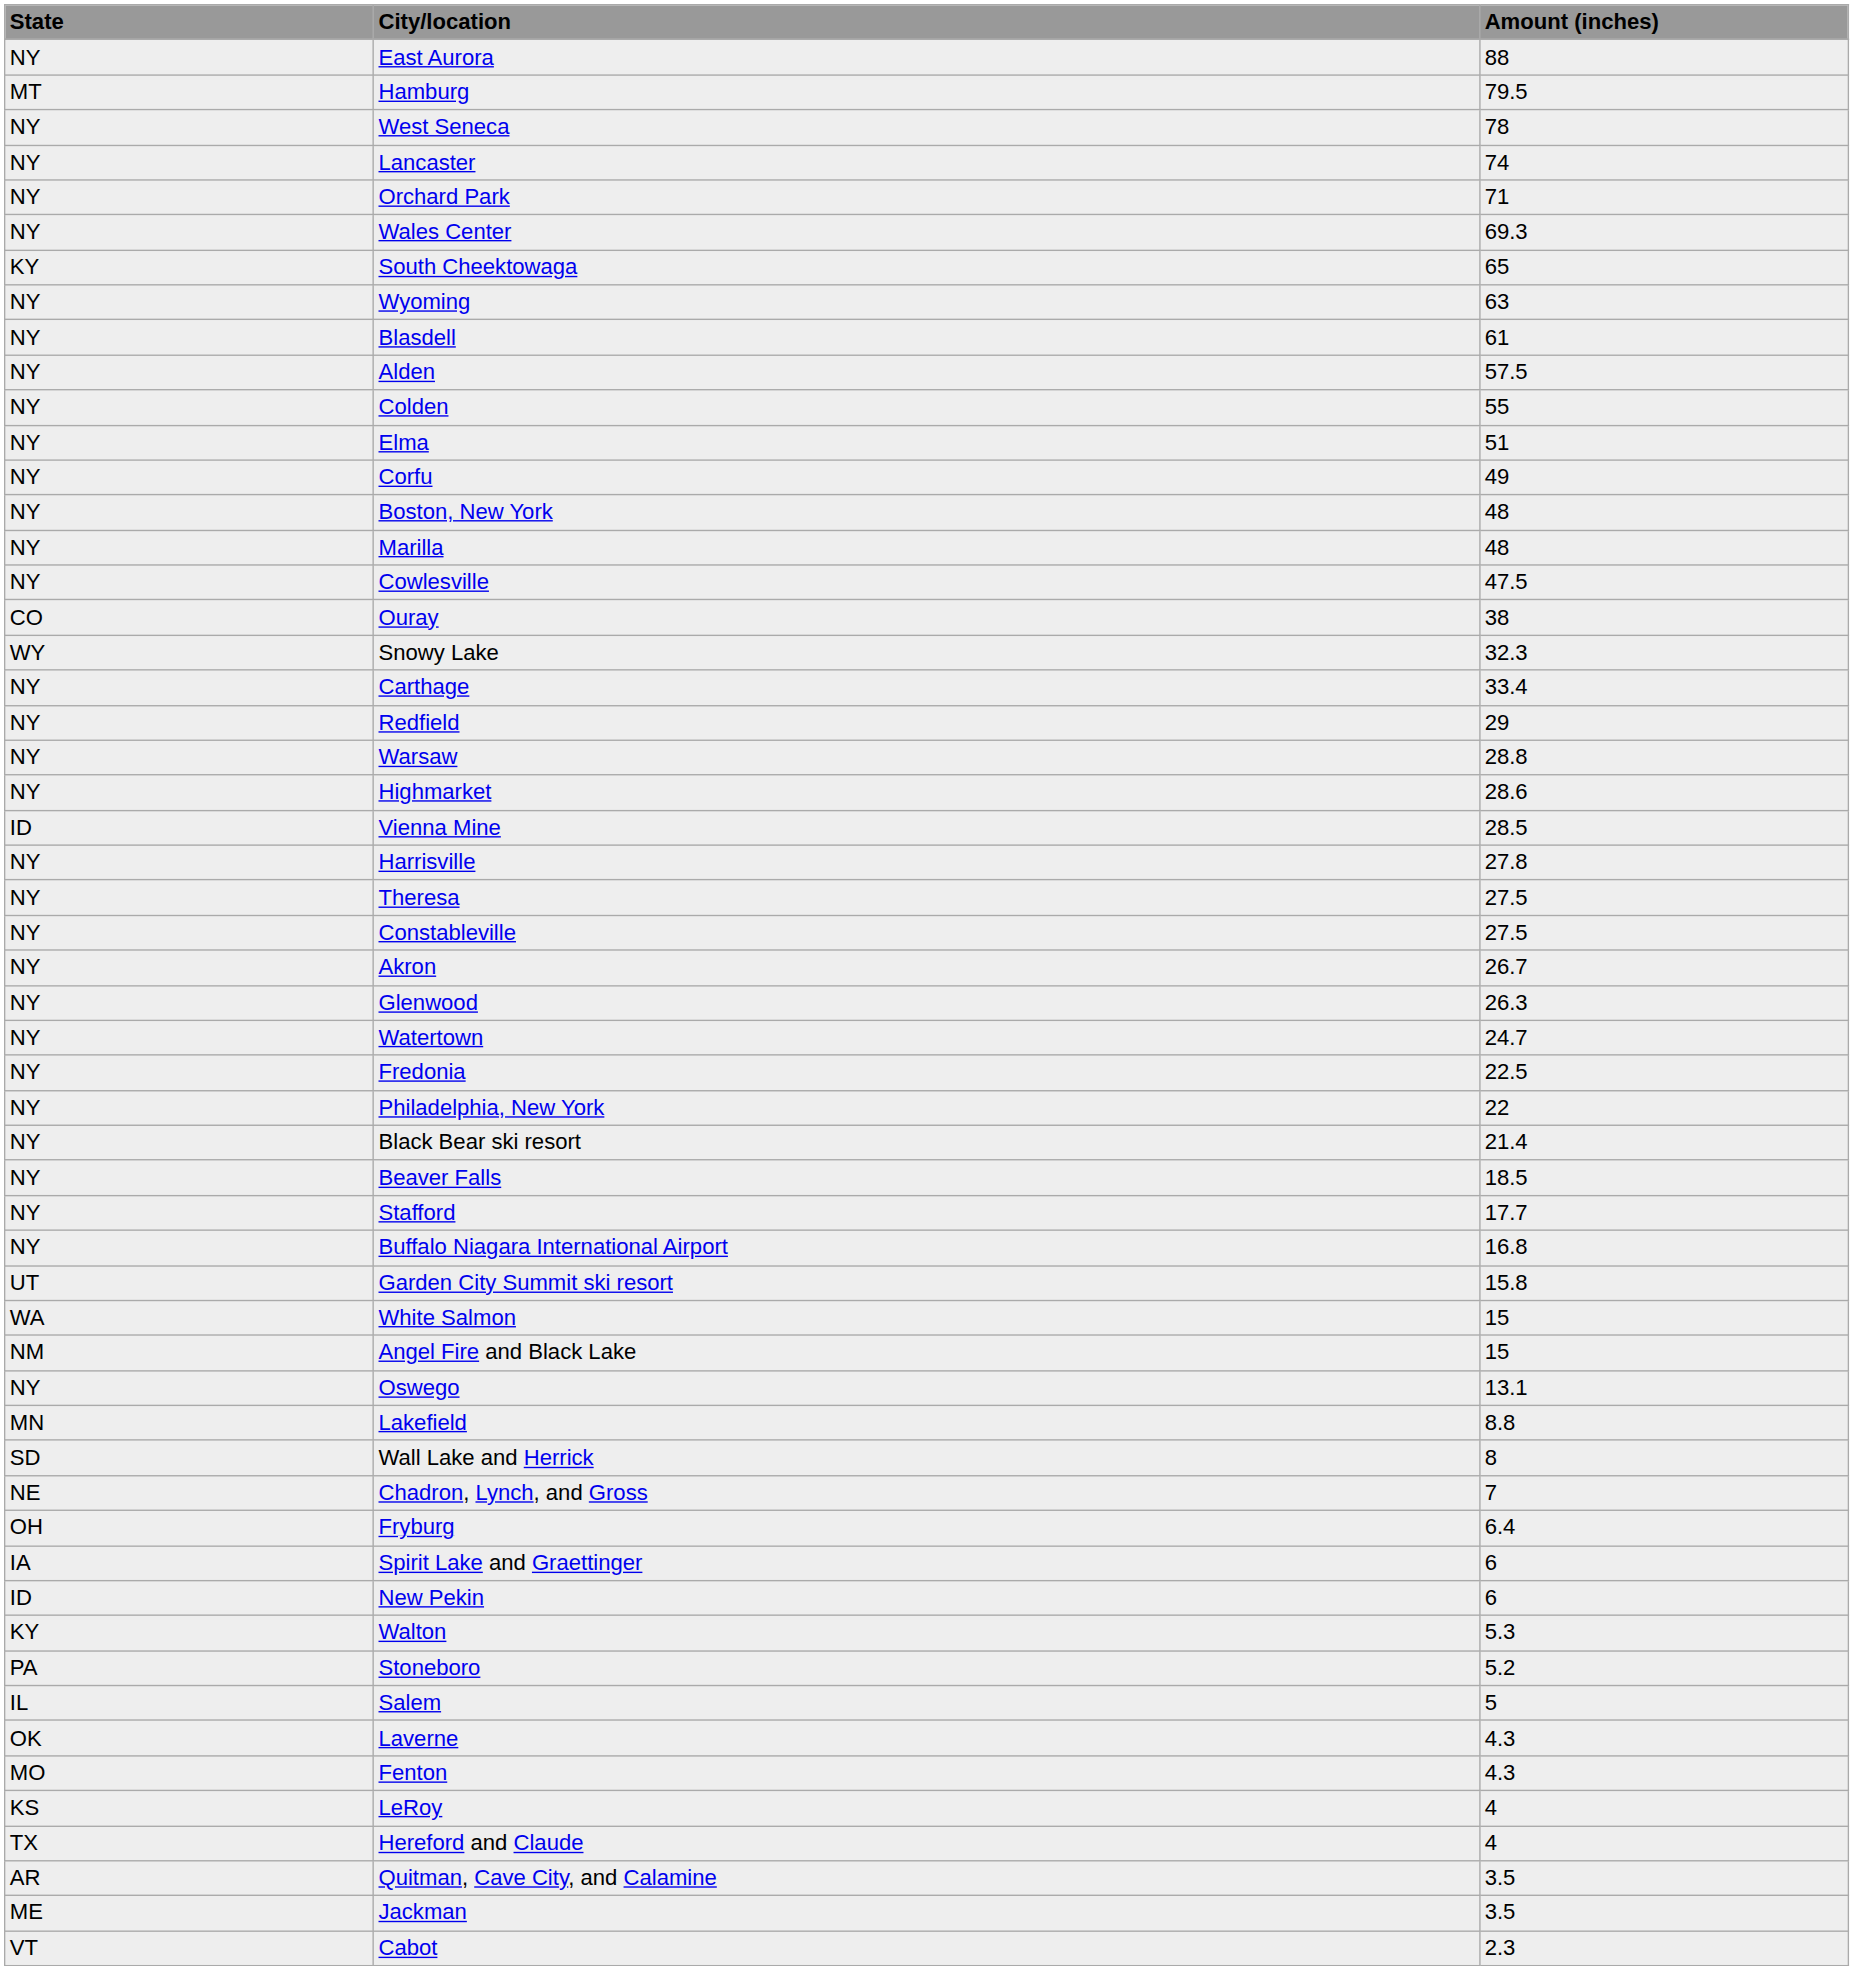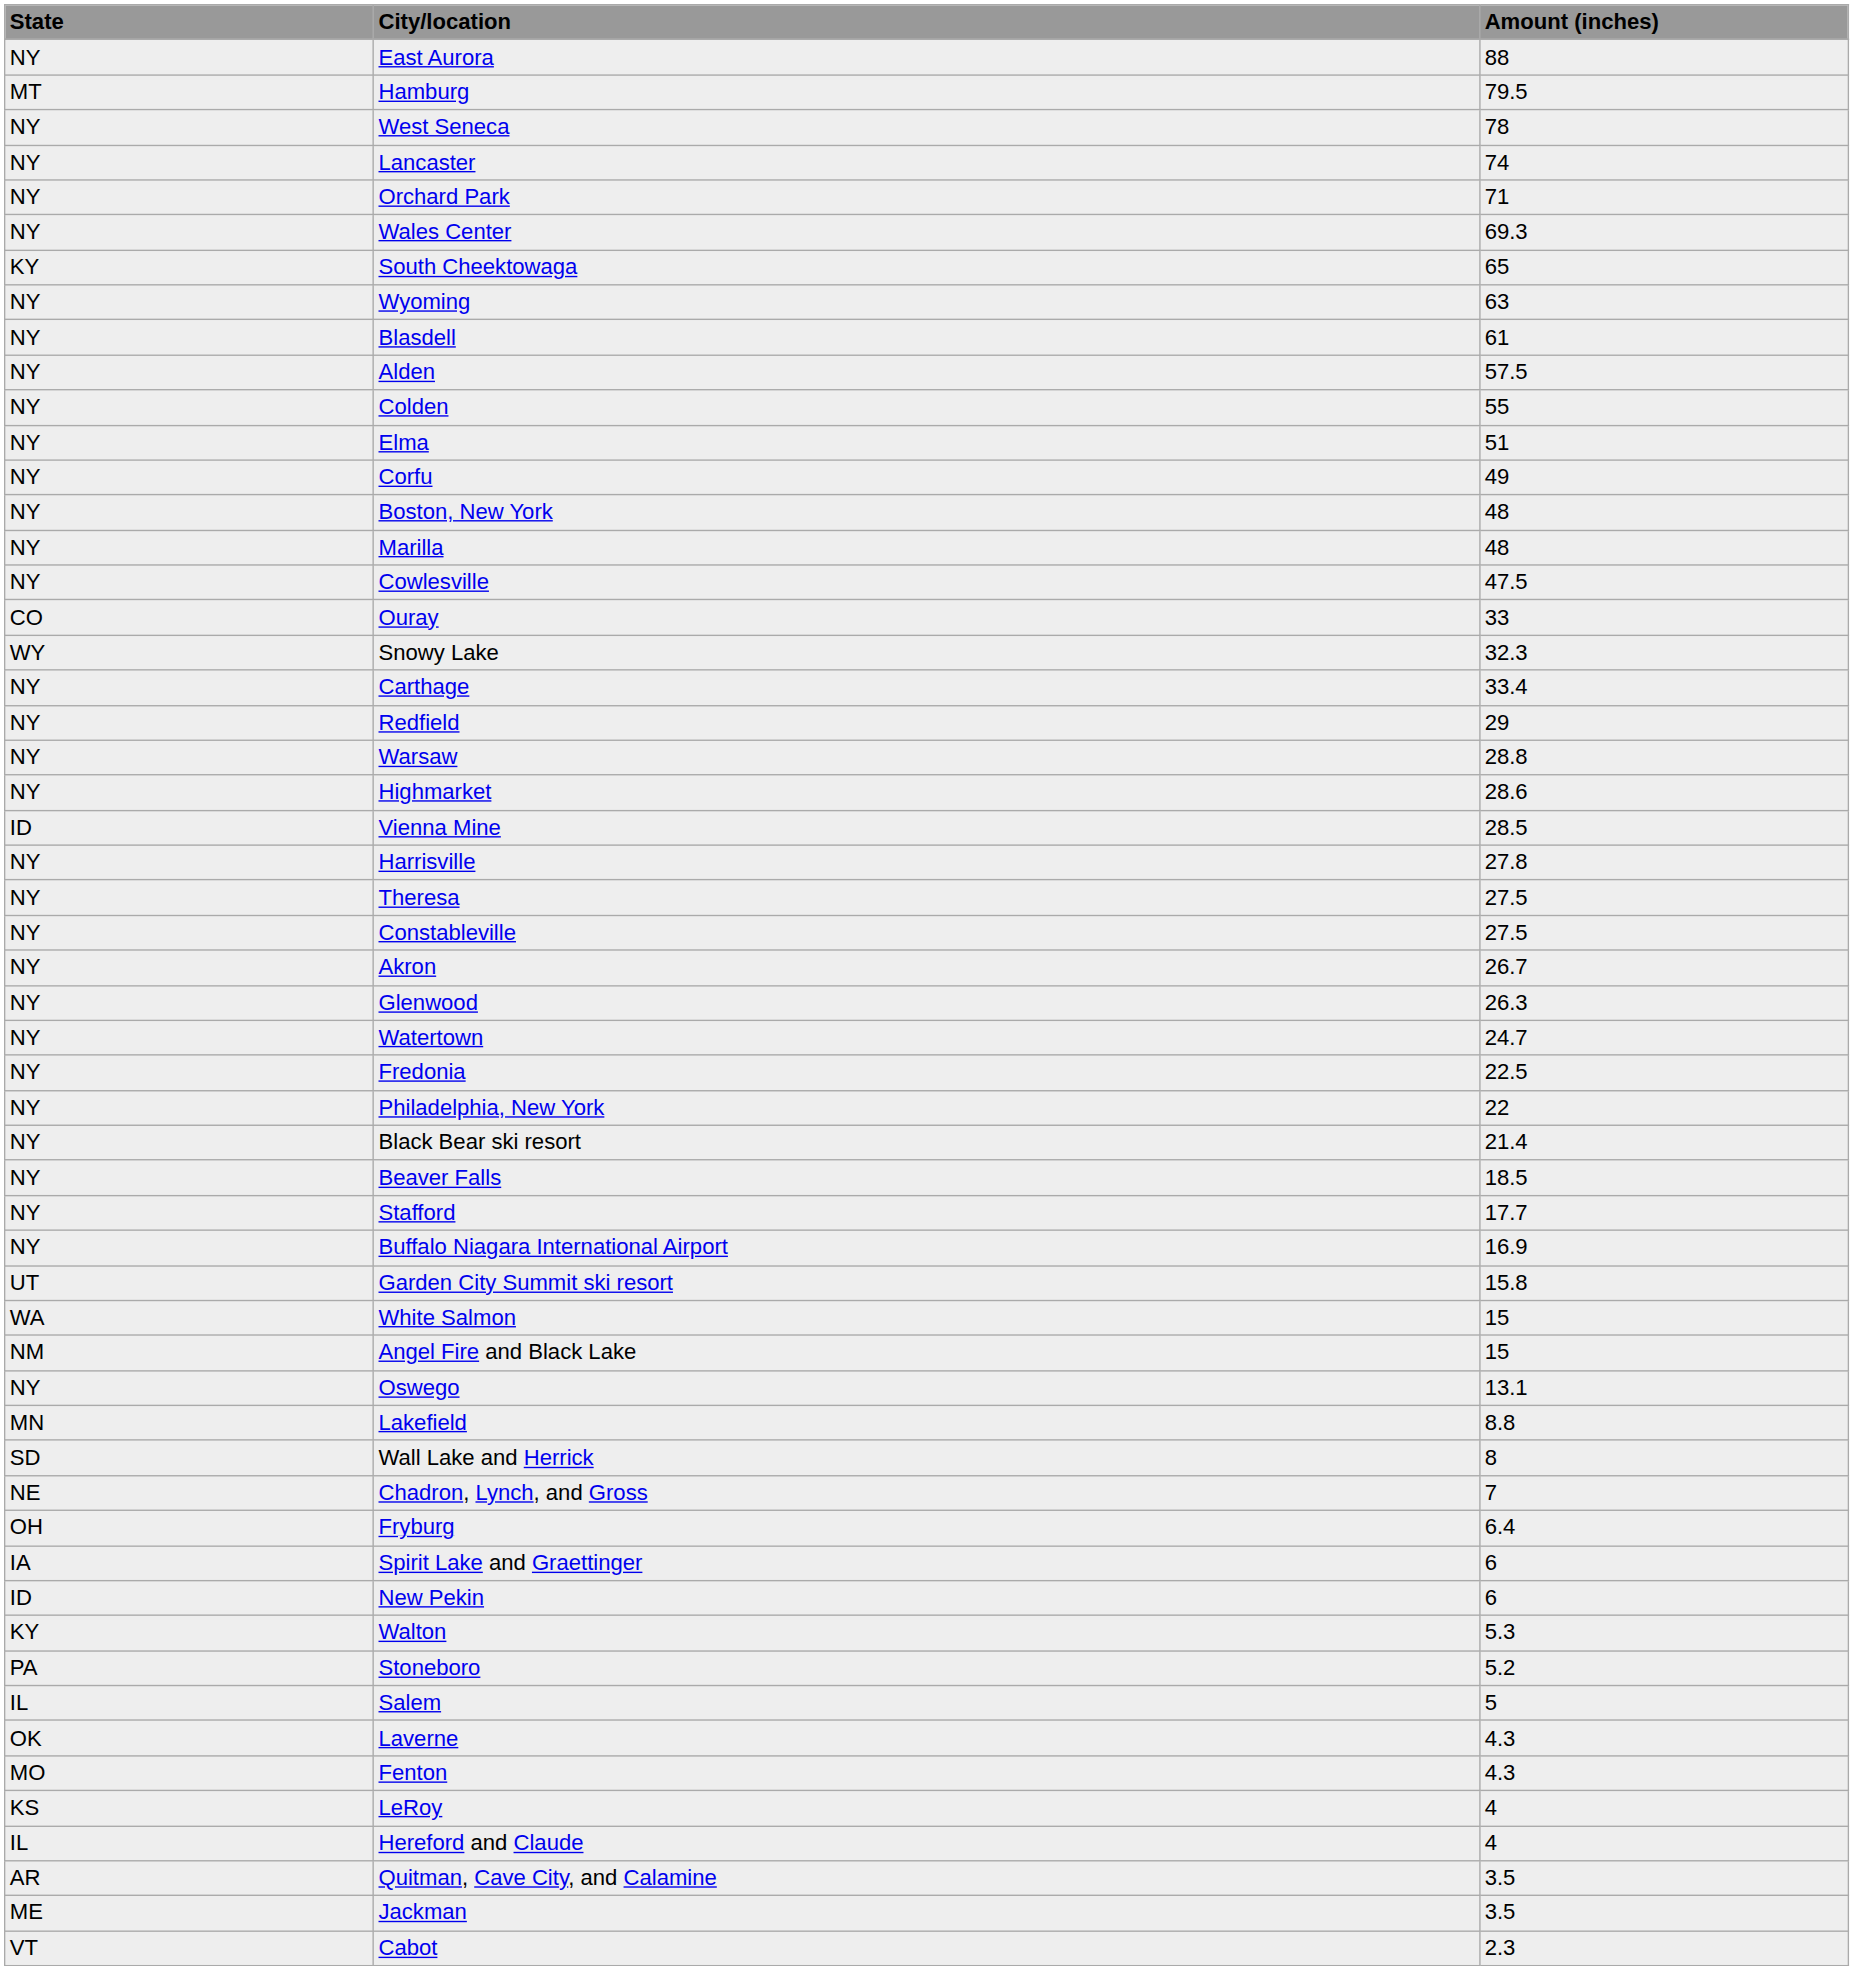(1497, 617) 38 -> (1497, 617) 33
(1506, 1247) 16.8 -> (1506, 1247) 16.9
(24, 1842) TX -> (19, 1842) IL
